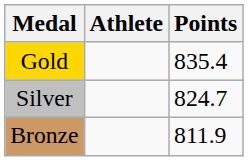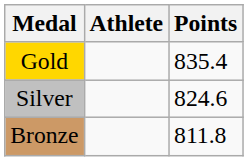(201, 98) 824.7 -> (201, 98) 824.6
(200, 135) 811.9 -> (200, 135) 811.8
